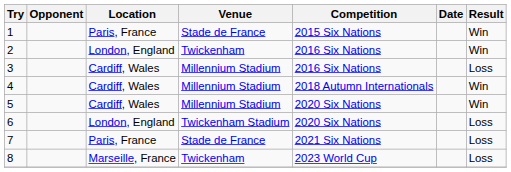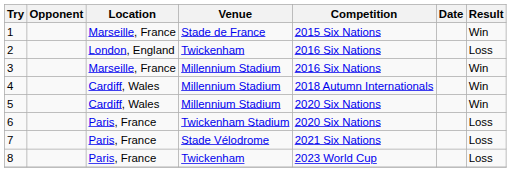(122, 32) Paris, France -> (132, 32) Marseille, France
(478, 50) Win -> (481, 50) Loss
(124, 68) Cardiff, Wales -> (132, 68) Marseille, France
(481, 68) Loss -> (478, 68) Win
(132, 122) London, England -> (122, 122) Paris, France
(223, 140) Stade de France -> (225, 140) Stade Vélodrome
(132, 158) Marseille, France -> (122, 158) Paris, France
